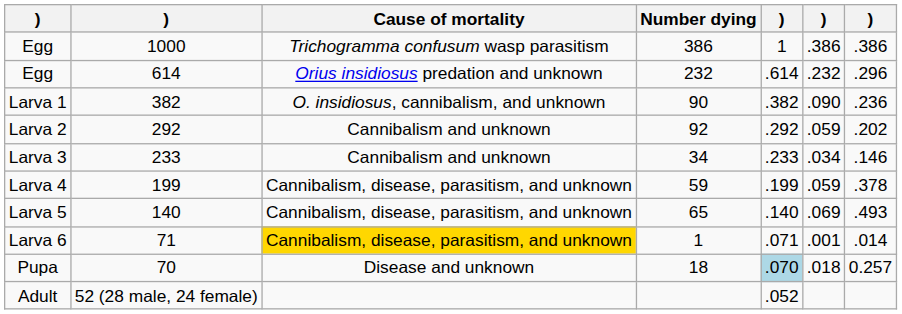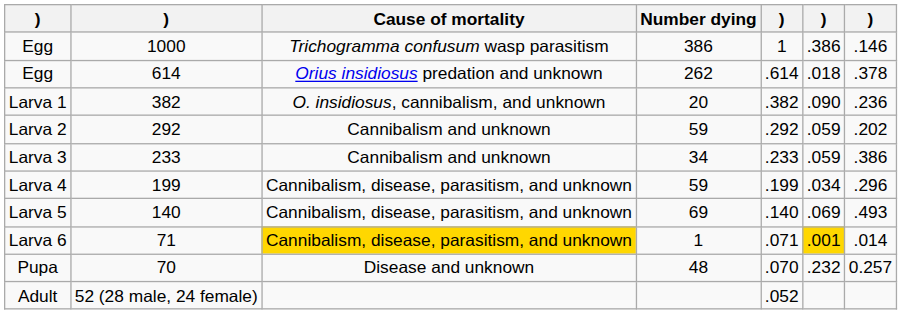(870, 47) .386 -> (870, 47) .146
(698, 74) 232 -> (698, 74) 262
(824, 74) .232 -> (824, 74) .018
(870, 74) .296 -> (870, 74) .378
(698, 102) 90 -> (698, 102) 20
(698, 130) 92 -> (698, 130) 59
(824, 157) .034 -> (824, 157) .059
(870, 157) .146 -> (870, 157) .386
(824, 185) .059 -> (824, 185) .034
(870, 185) .378 -> (870, 185) .296
(698, 213) 65 -> (698, 213) 69
(824, 240) no background -> (824, 240) gold background
(698, 268) 18 -> (698, 268) 48
(782, 268) lightblue background -> (782, 268) no background
(824, 268) .018 -> (824, 268) .232
